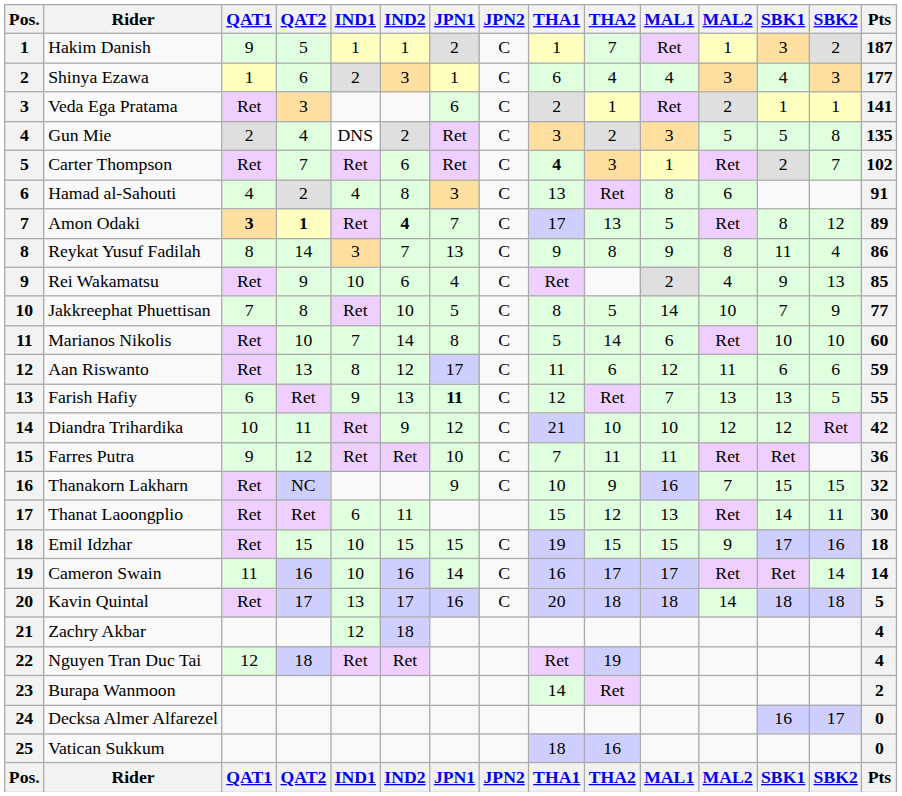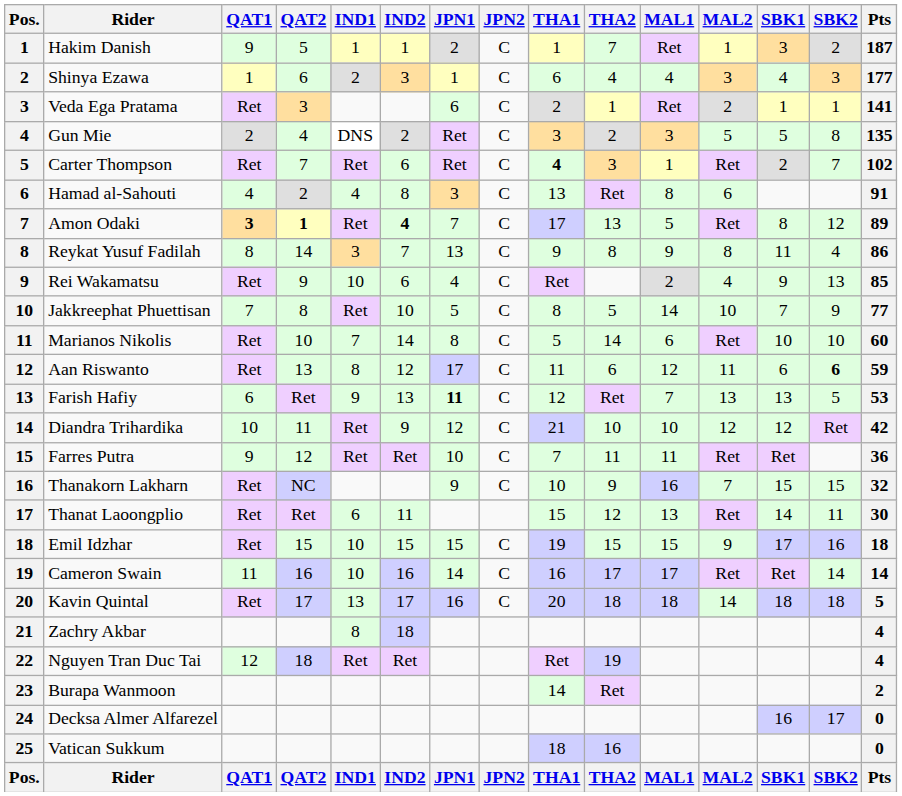(836, 368) normal -> (836, 368) bold
(879, 397) 55 -> (879, 397) 53
(355, 631) 12 -> (355, 631) 8
